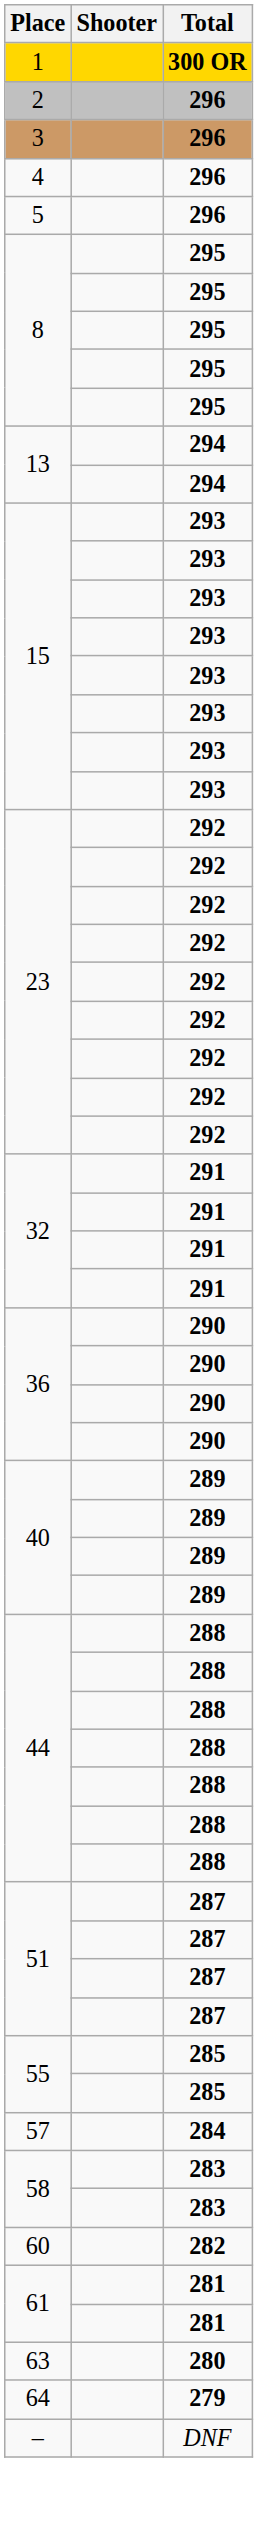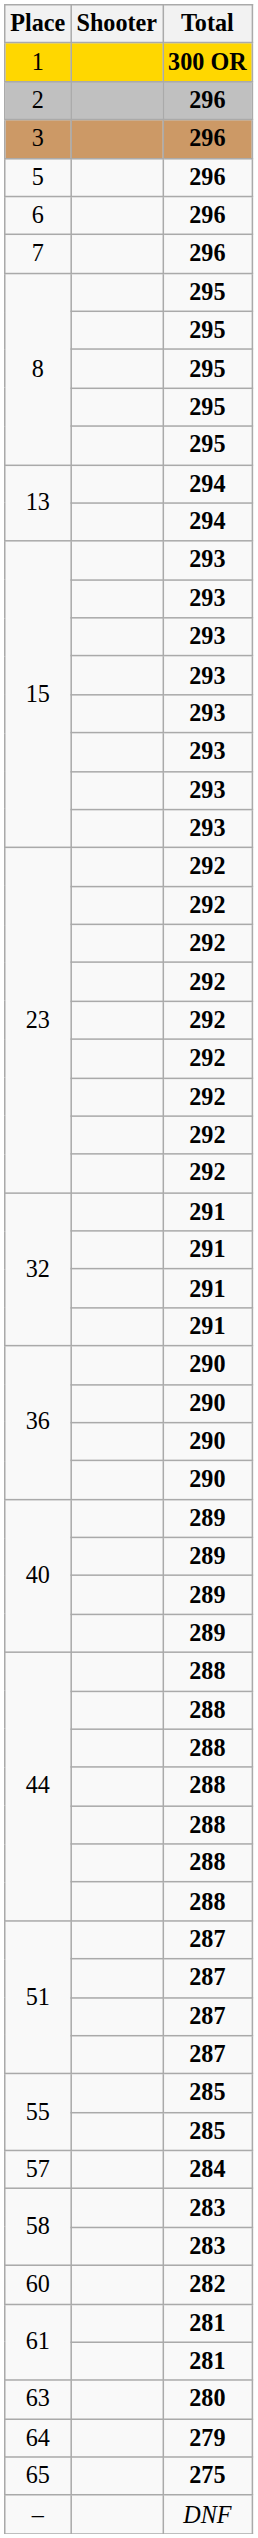- row: (38, 176)
+ row: (38, 215)
+ row: (38, 253)
+ row: (38, 2475)
